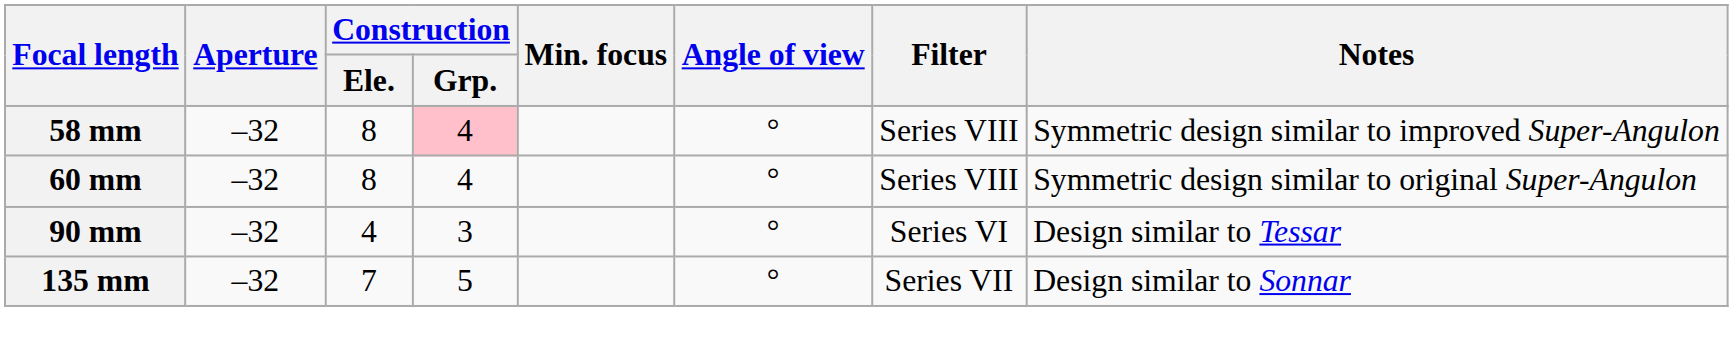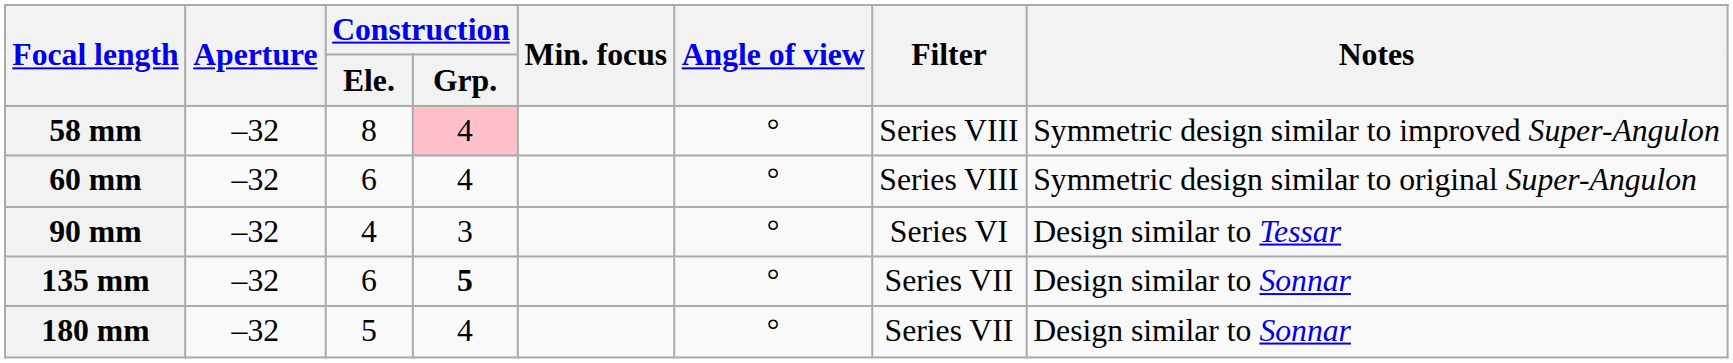(369, 180) 8 -> (369, 180) 6
(369, 280) 7 -> (369, 280) 6
(465, 280) normal -> (465, 280) bold
+ row: (95, 331)
